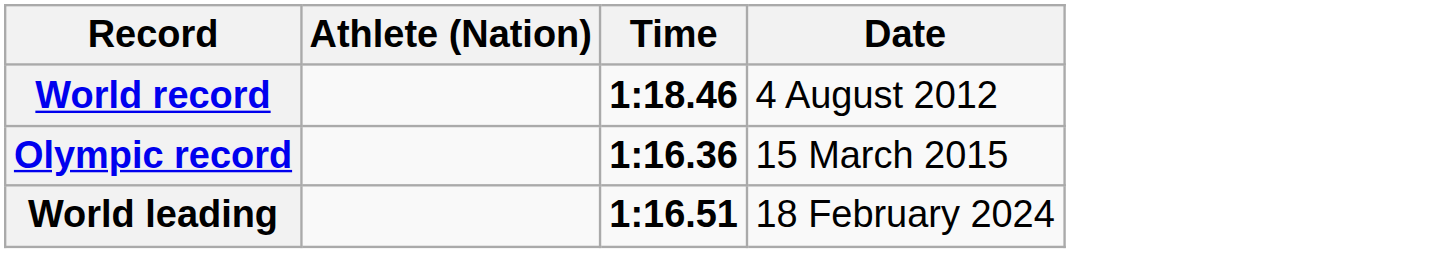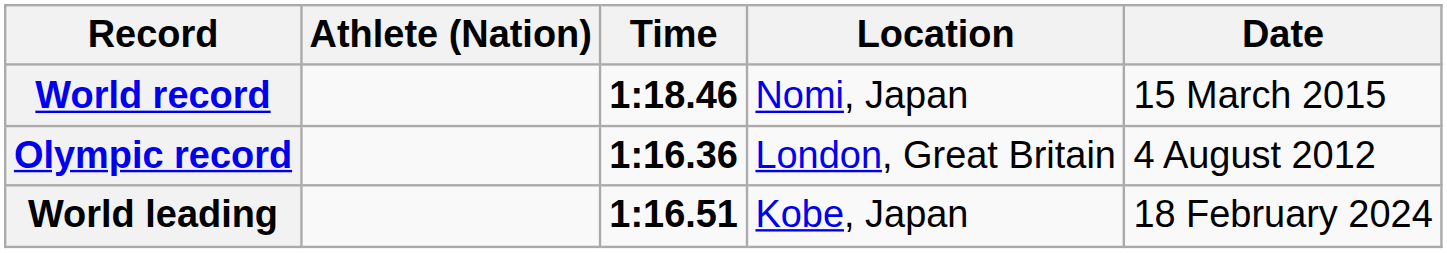+ column: (936, 34)
(877, 94) 4 August 2012 -> (1260, 94) 15 March 2015
(882, 154) 15 March 2015 -> (1255, 154) 4 August 2012
